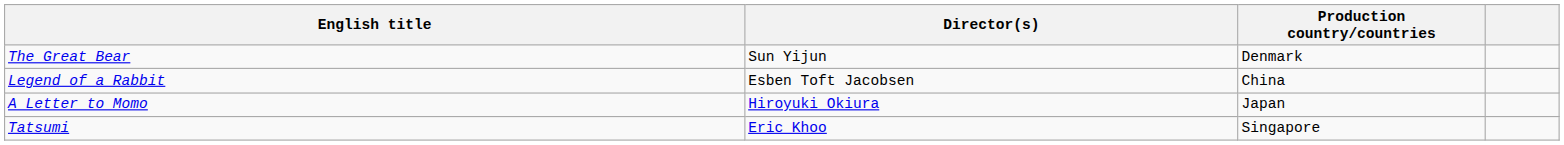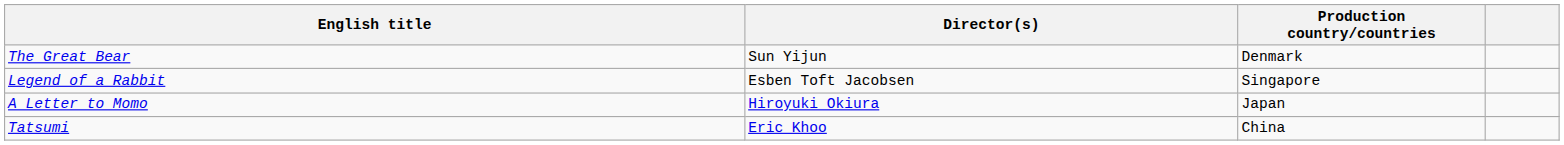(1263, 81) China -> (1281, 81) Singapore
(1281, 128) Singapore -> (1263, 128) China
